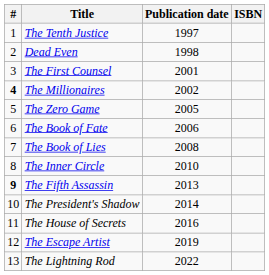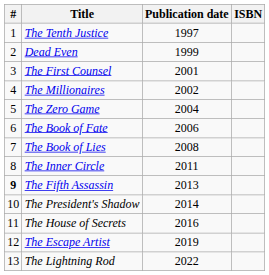(187, 52) 1998 -> (187, 52) 1999
(13, 90) bold -> (13, 90) normal
(187, 109) 2005 -> (187, 109) 2004
(187, 166) 2010 -> (187, 166) 2011
